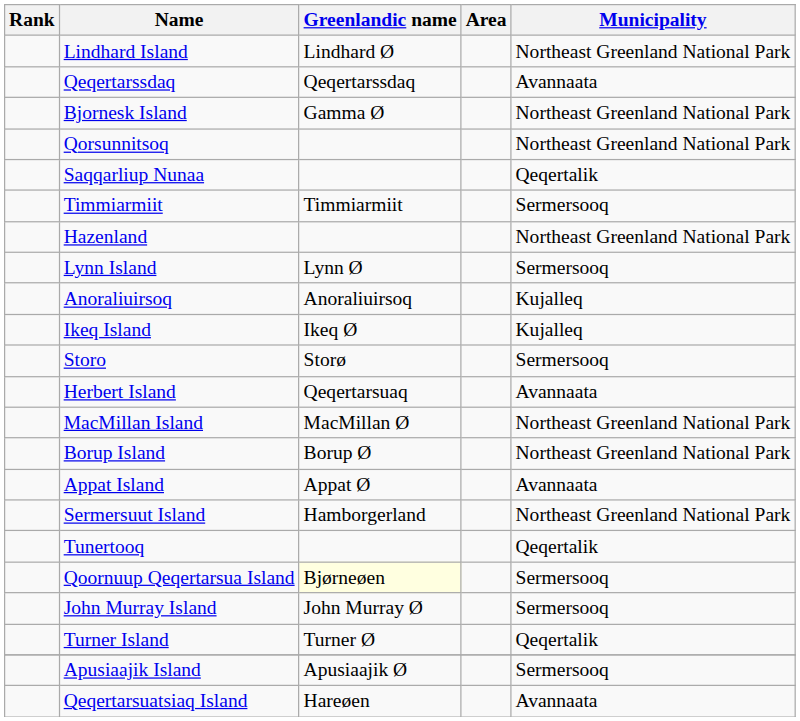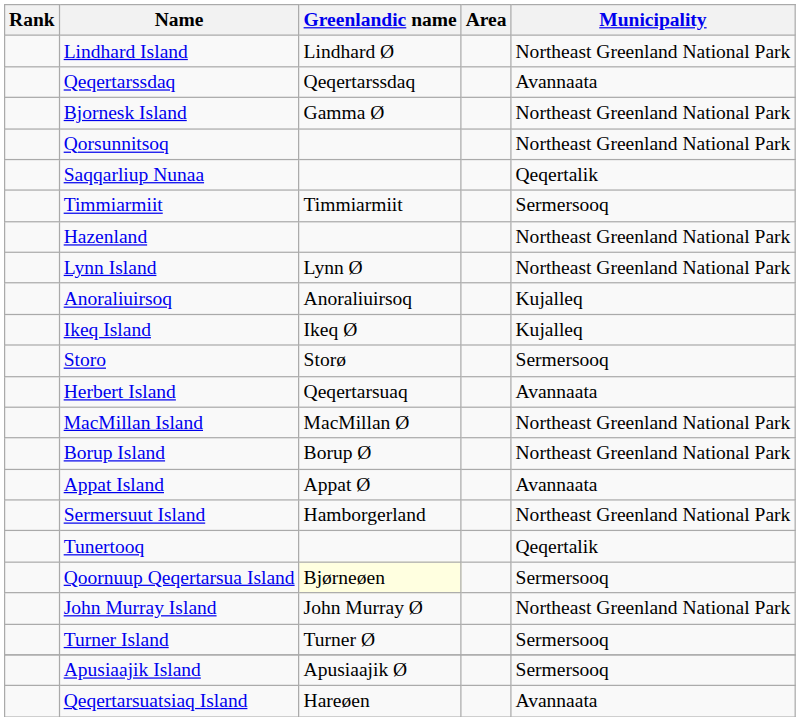(562, 267) Sermersooq -> (653, 267) Northeast Greenland National Park
(562, 608) Sermersooq -> (653, 608) Northeast Greenland National Park
(557, 639) Qeqertalik -> (562, 639) Sermersooq
